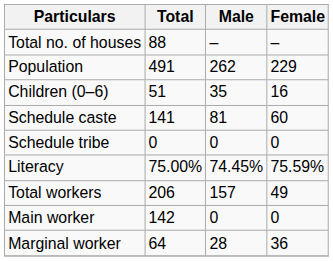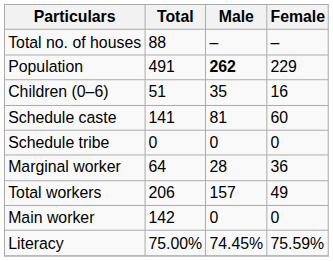(223, 67) normal -> (223, 67) bold
rows swapped: (36, 167) <-> (64, 243)
